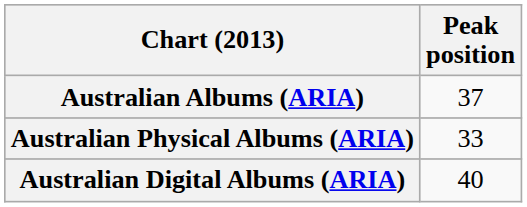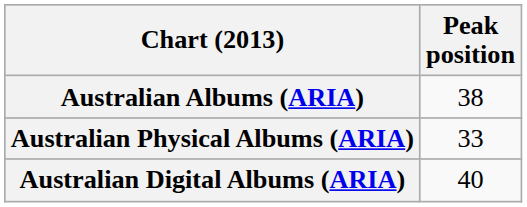(471, 96) 37 -> (471, 96) 38
